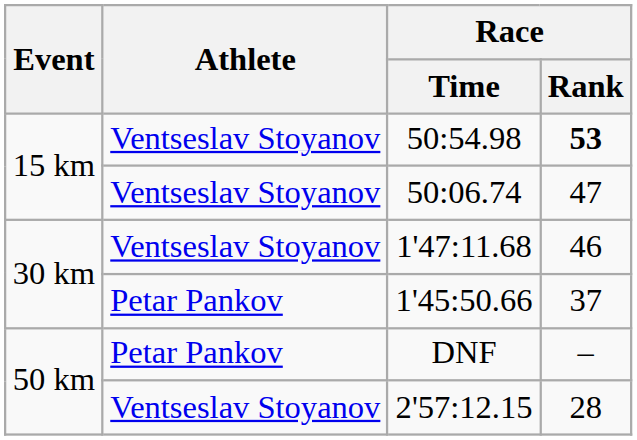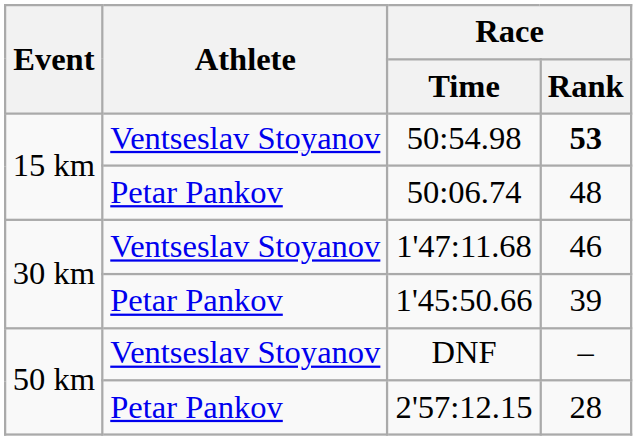(245, 192) Ventseslav Stoyanov -> (197, 192) Petar Pankov
(586, 192) 47 -> (586, 192) 48
(586, 300) 37 -> (586, 300) 39
(197, 353) Petar Pankov -> (245, 353) Ventseslav Stoyanov
(245, 407) Ventseslav Stoyanov -> (197, 407) Petar Pankov
